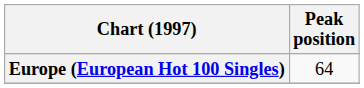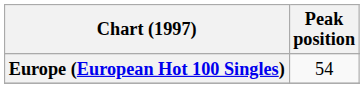(324, 68) 64 -> (324, 68) 54
